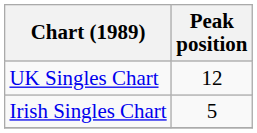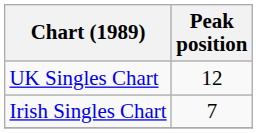(212, 111) 5 -> (212, 111) 7
